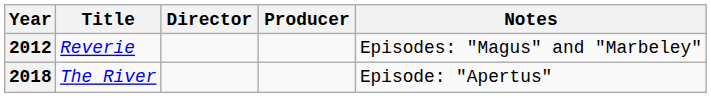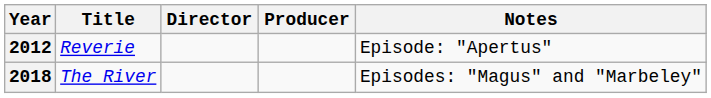(531, 48) Episodes: "Magus" and "Marbeley" -> (456, 48) Episode: "Apertus"
(456, 77) Episode: "Apertus" -> (531, 77) Episodes: "Magus" and "Marbeley"
